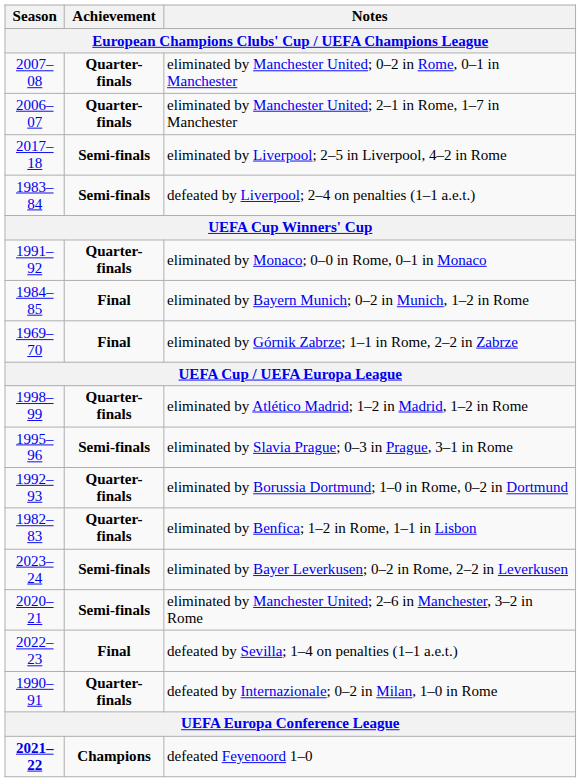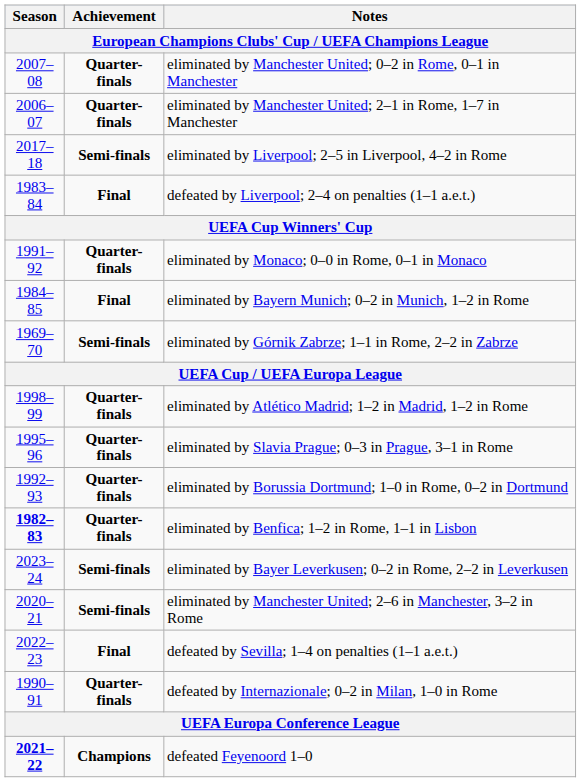(114, 195) Semi-finals -> (114, 195) Final
(114, 341) Final -> (114, 341) Semi-finals
(114, 446) Semi-finals -> (114, 446) Quarter-finals
(35, 528) normal -> (35, 528) bold
